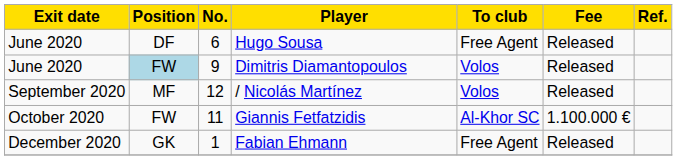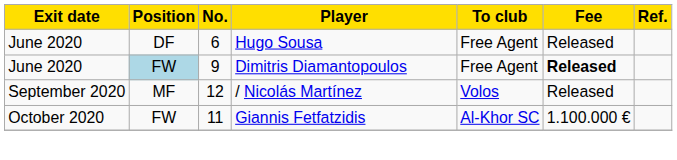(480, 67) Volos -> (499, 67) Free Agent
(580, 67) normal -> (582, 67) bold
- row: (291, 142)
